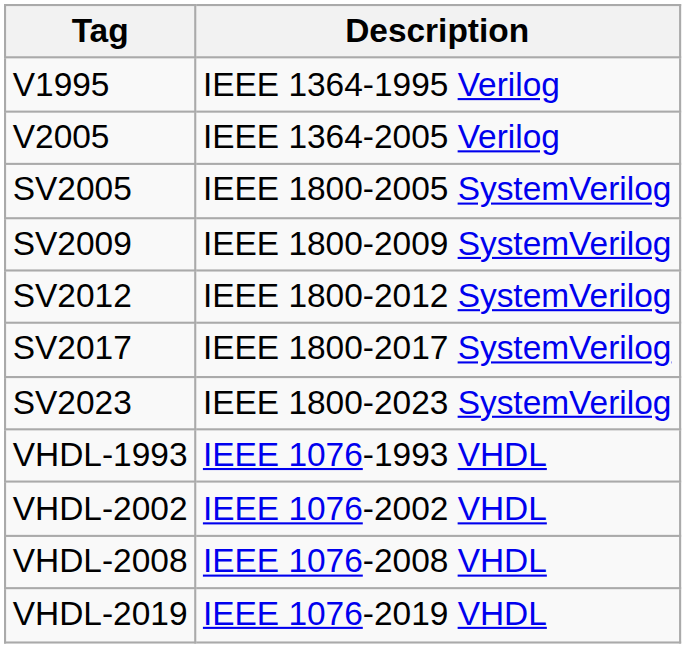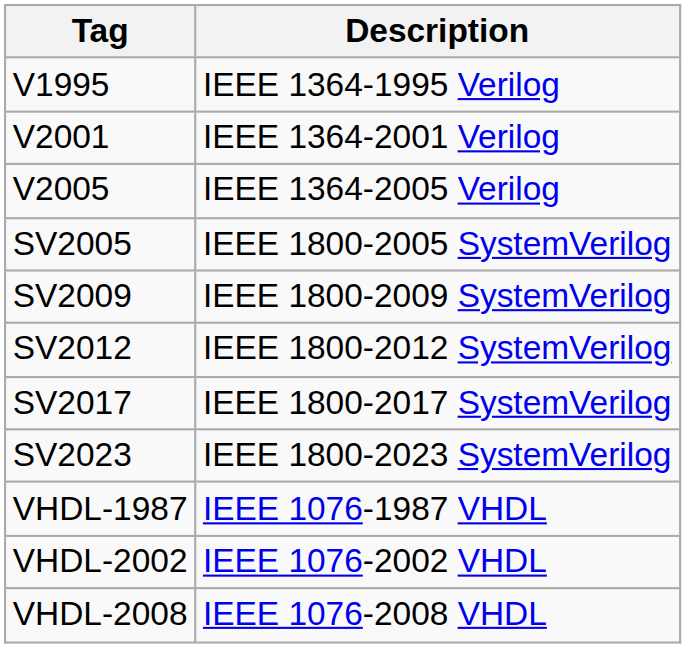+ row: (61, 137)
+ row: (100, 508)
- row: (100, 455)
- row: (100, 614)
